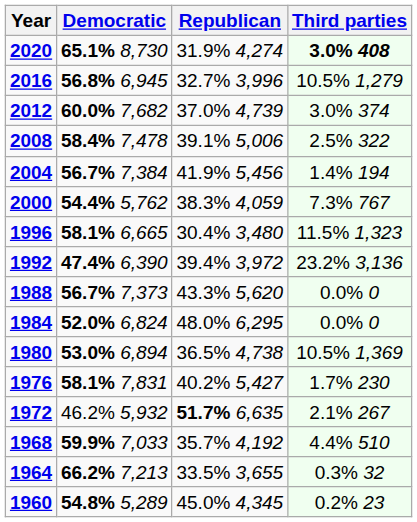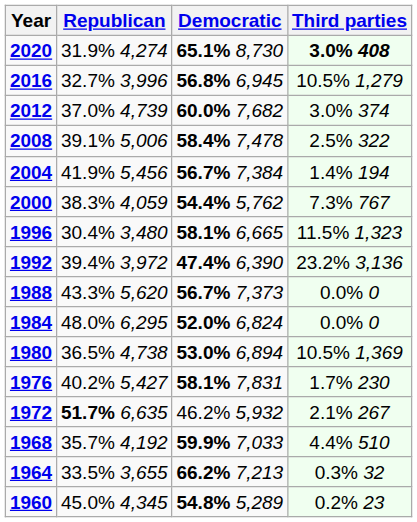columns swapped: (230, 21) <-> (114, 21)
